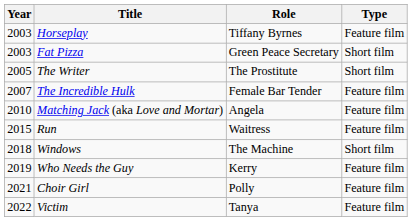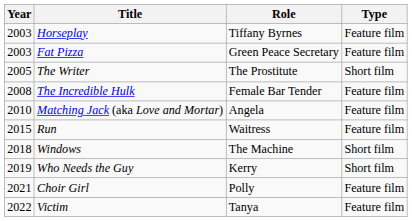(369, 52) Short film -> (374, 52) Feature film
(19, 91) 2007 -> (19, 91) 2008
(374, 168) Feature film -> (369, 168) Short film
